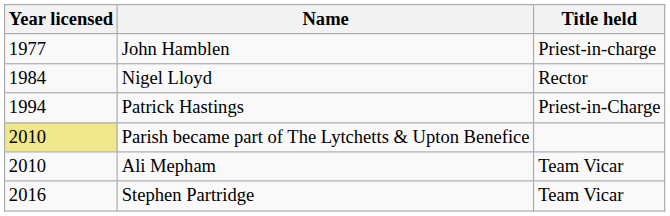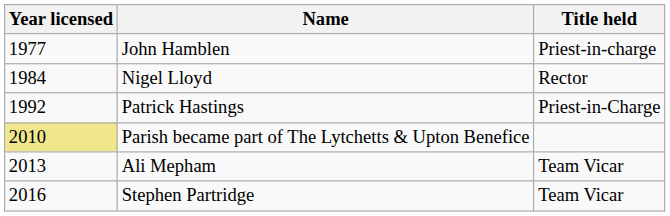(27, 107) 1994 -> (27, 107) 1992
(27, 166) 2010 -> (27, 166) 2013
